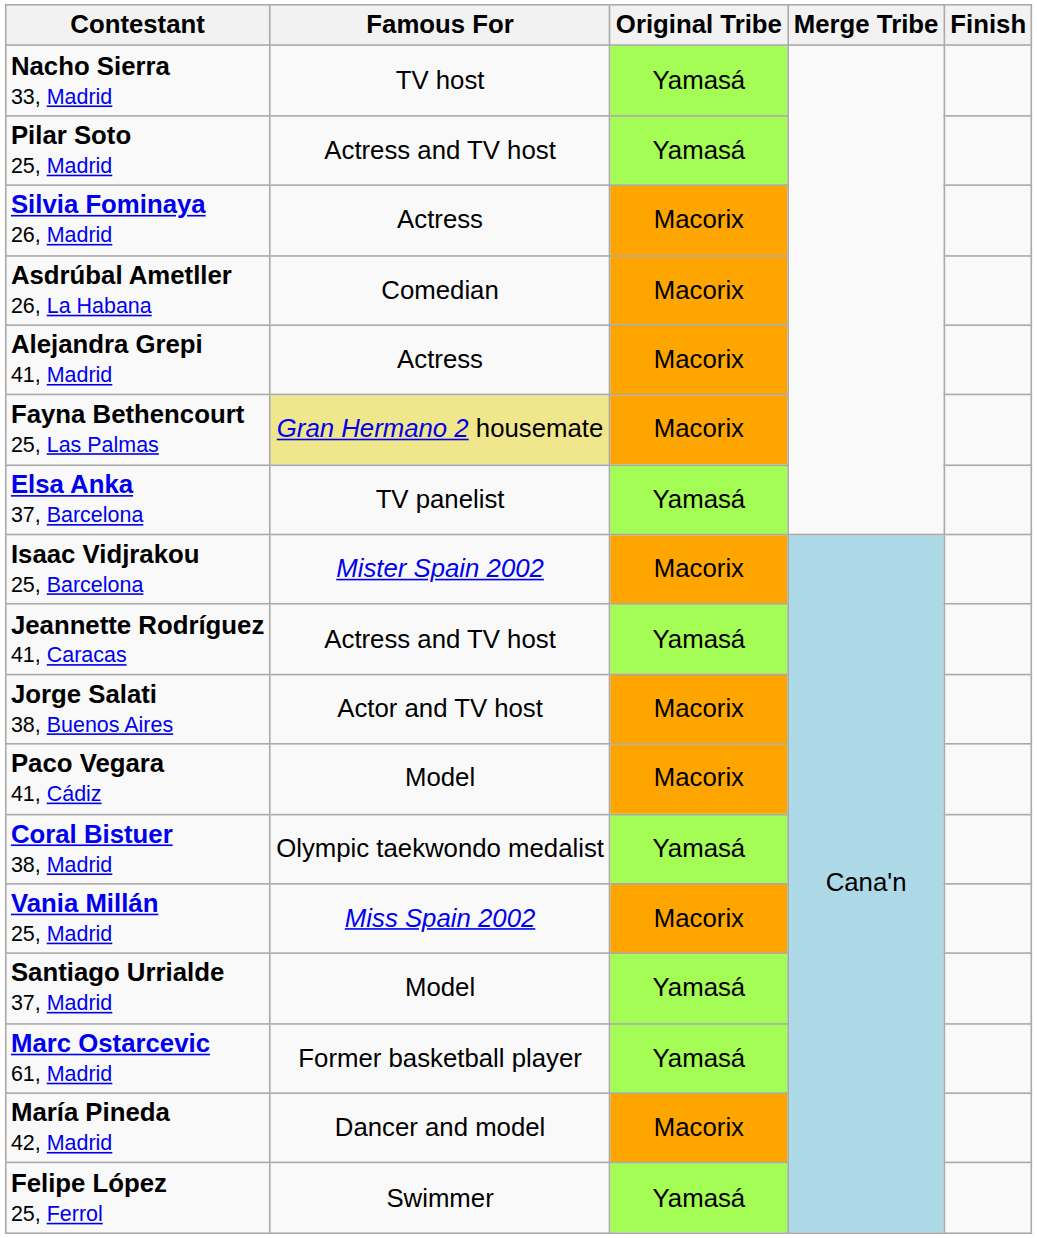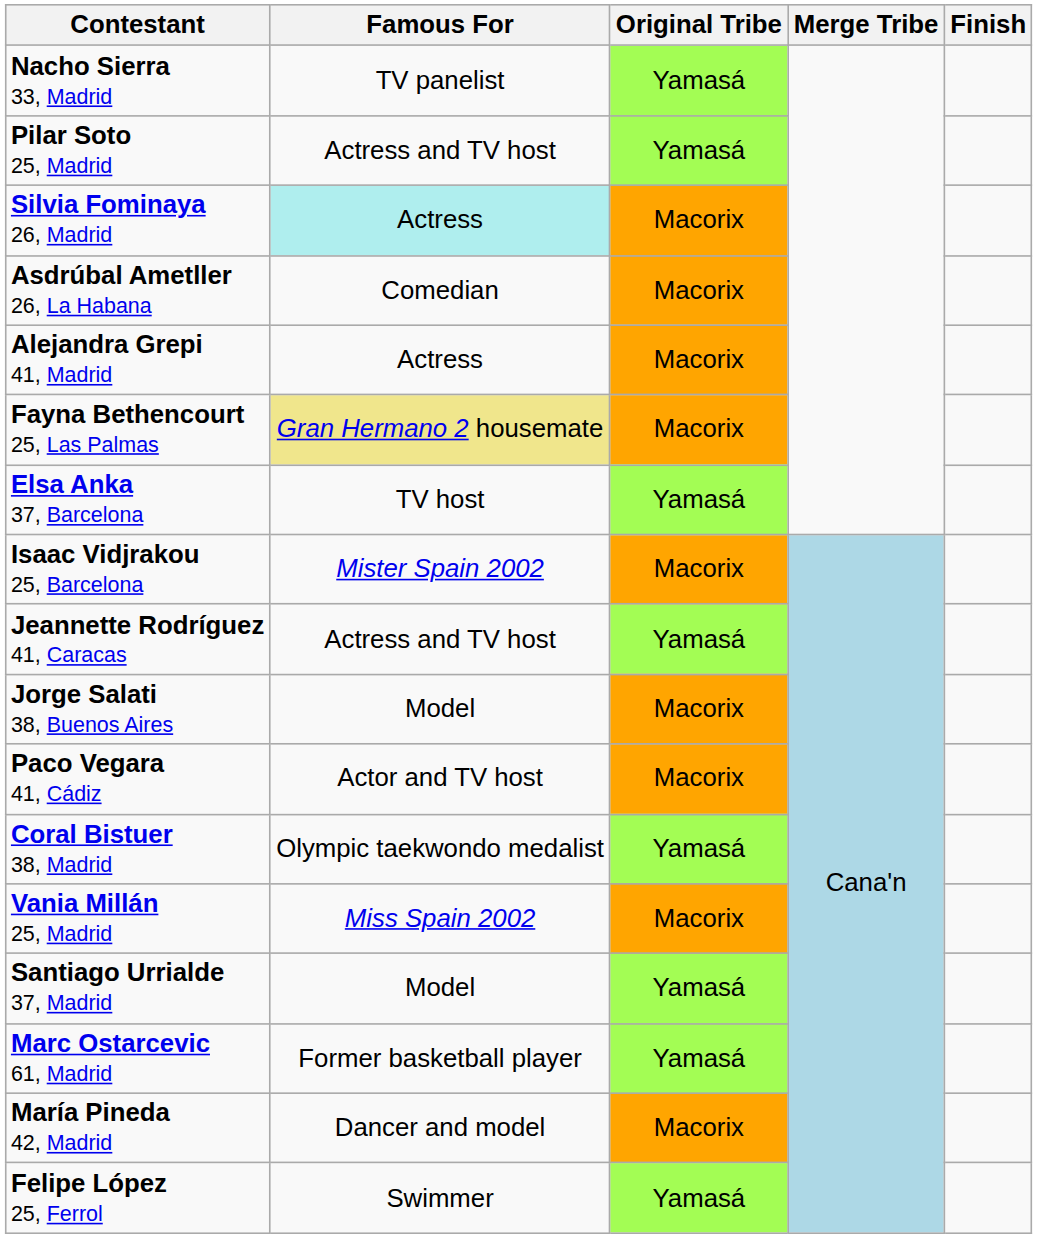(440, 80) TV host -> (440, 80) TV panelist
(440, 219) no background -> (440, 219) paleturquoise background
(440, 499) TV panelist -> (440, 499) TV host
(440, 708) Actor and TV host -> (440, 708) Model
(440, 778) Model -> (440, 778) Actor and TV host
